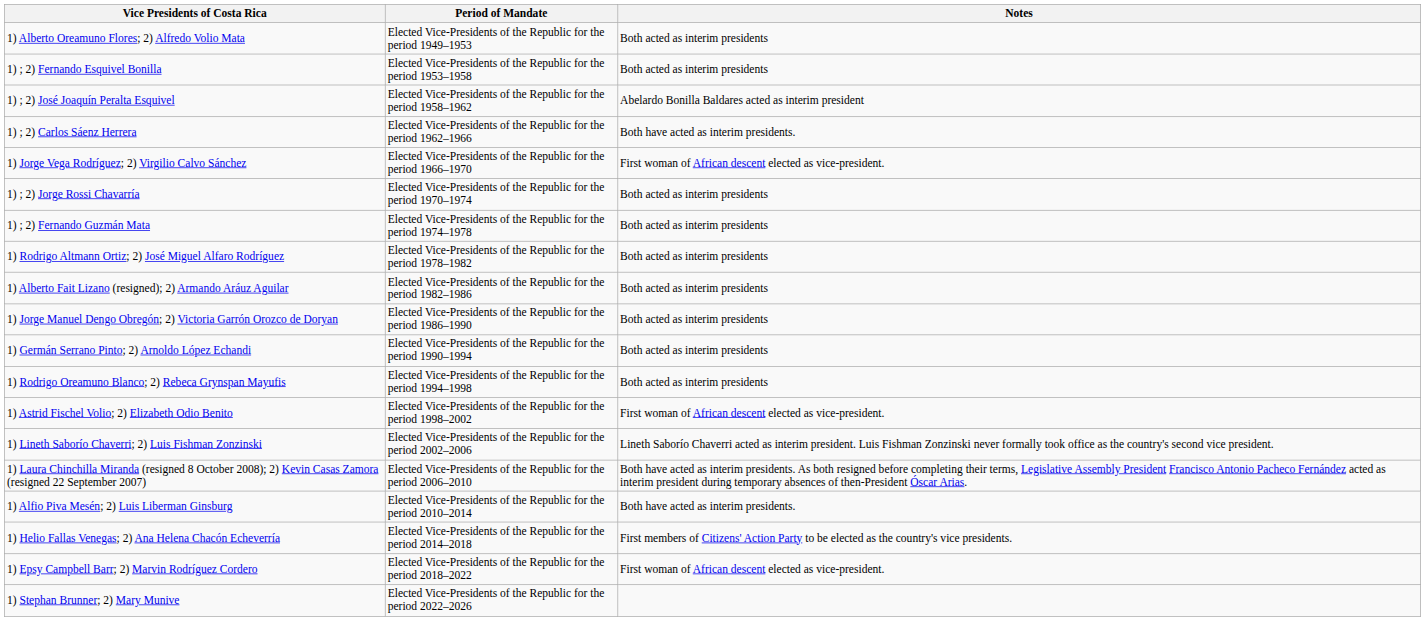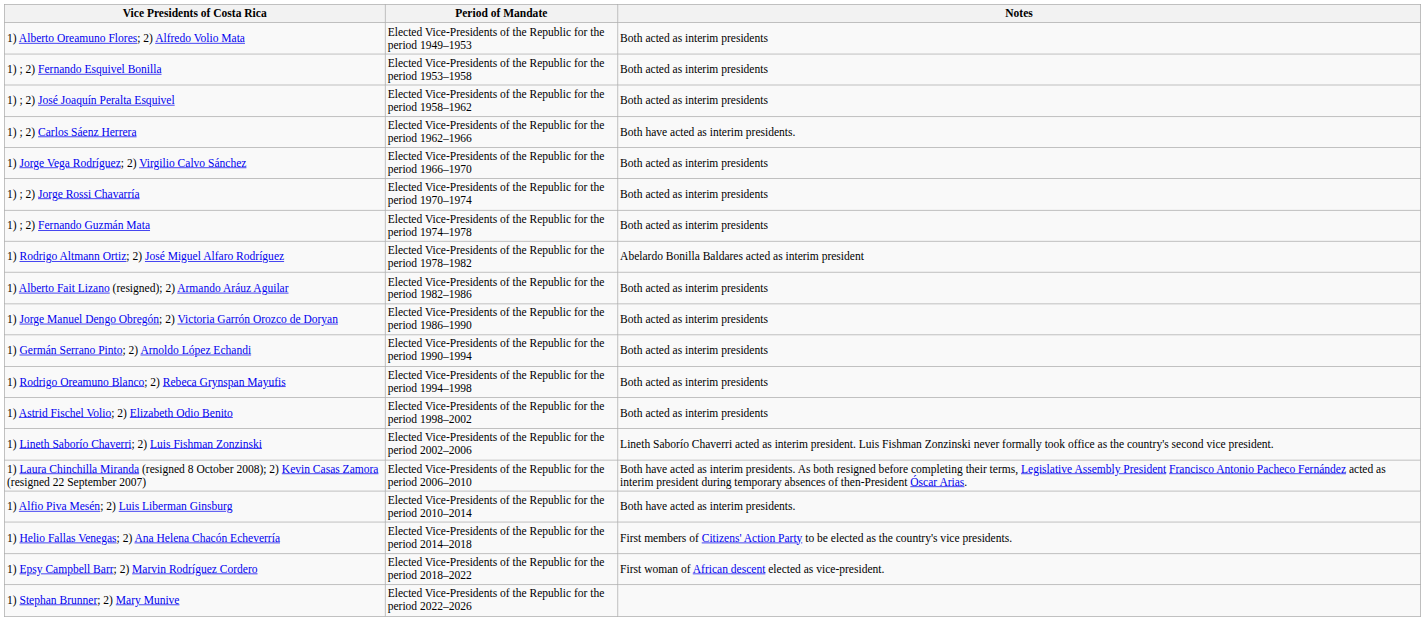(742, 100) Abelardo Bonilla Baldares acted as interim president -> (694, 100) Both acted as interim presidents
(752, 163) First woman of African descent elected as vice-president. -> (694, 163) Both acted as interim presidents
(694, 256) Both acted as interim presidents -> (742, 256) Abelardo Bonilla Baldares acted as interim president
(752, 413) First woman of African descent elected as vice-president. -> (694, 413) Both acted as interim presidents
